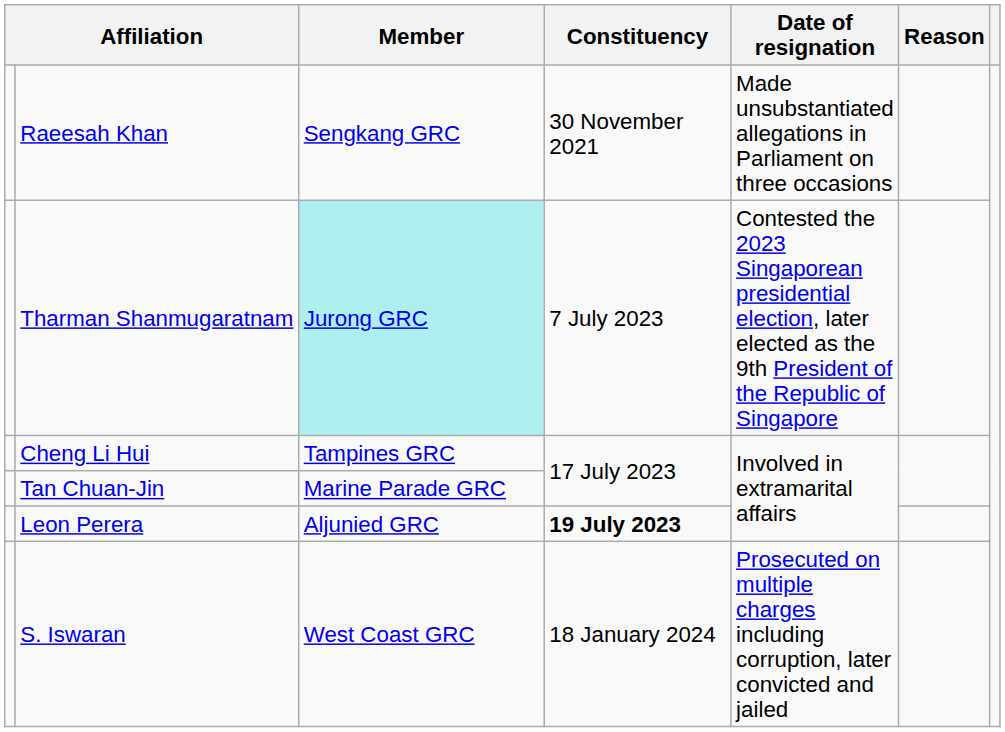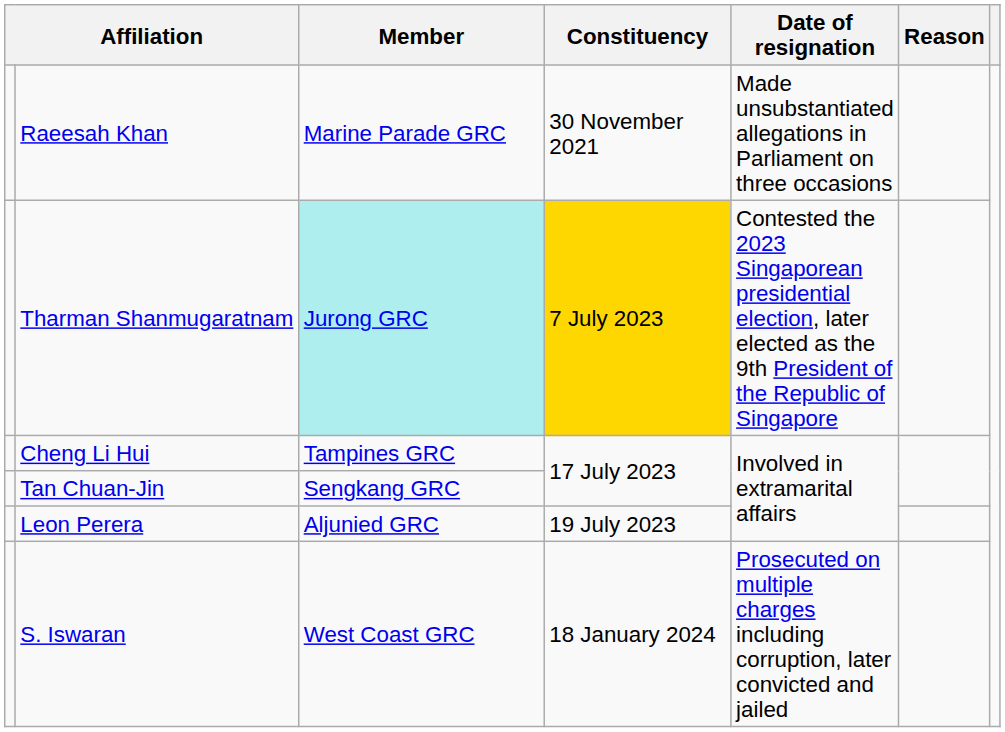(382, 133) Sengkang GRC -> (405, 133) Marine Parade GRC
(606, 318) no background -> (606, 318) gold background
(405, 489) Marine Parade GRC -> (382, 489) Sengkang GRC
(615, 524) bold -> (613, 524) normal
